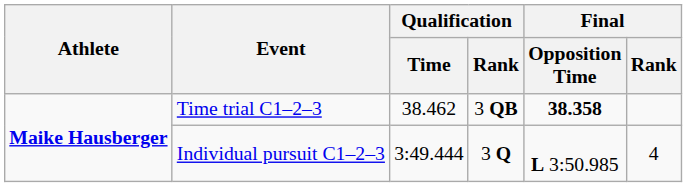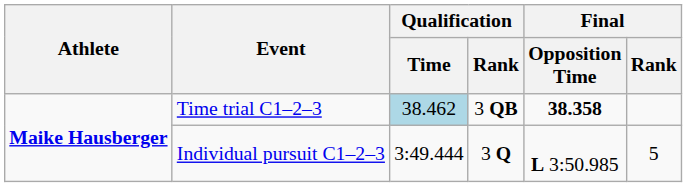(429, 109) no background -> (429, 109) lightblue background
(654, 153) 4 -> (654, 153) 5
